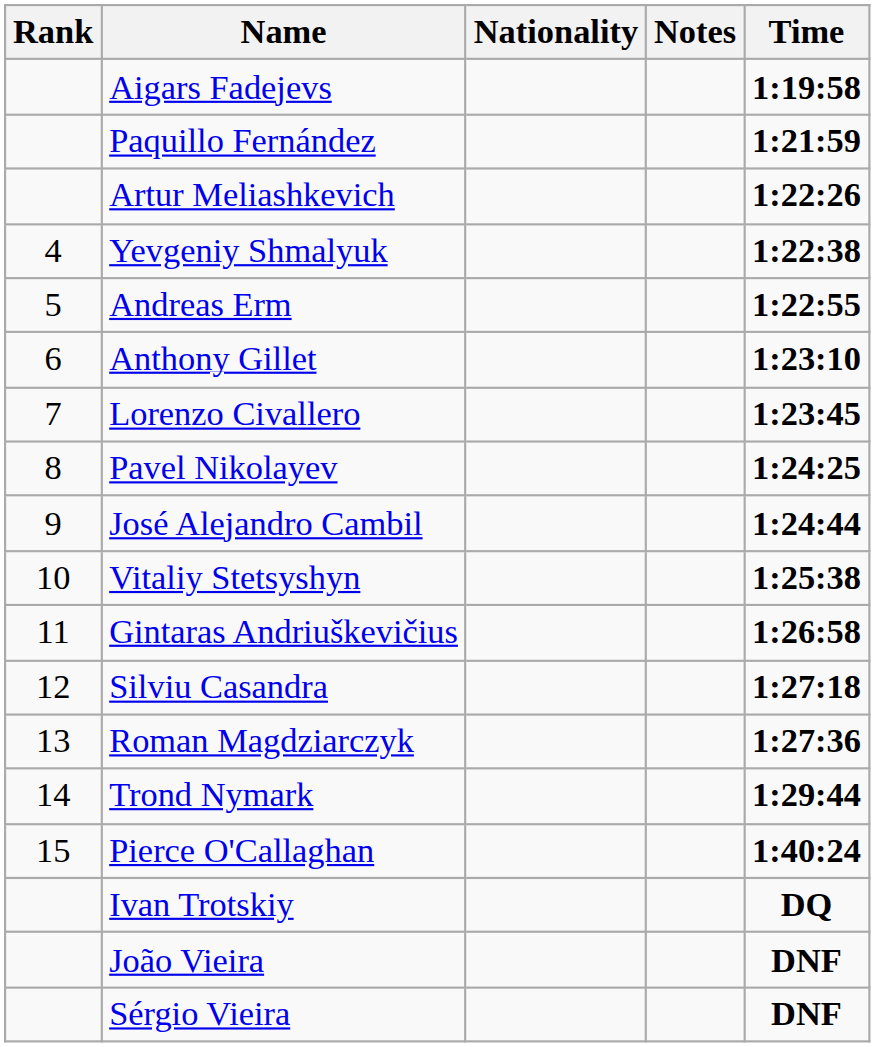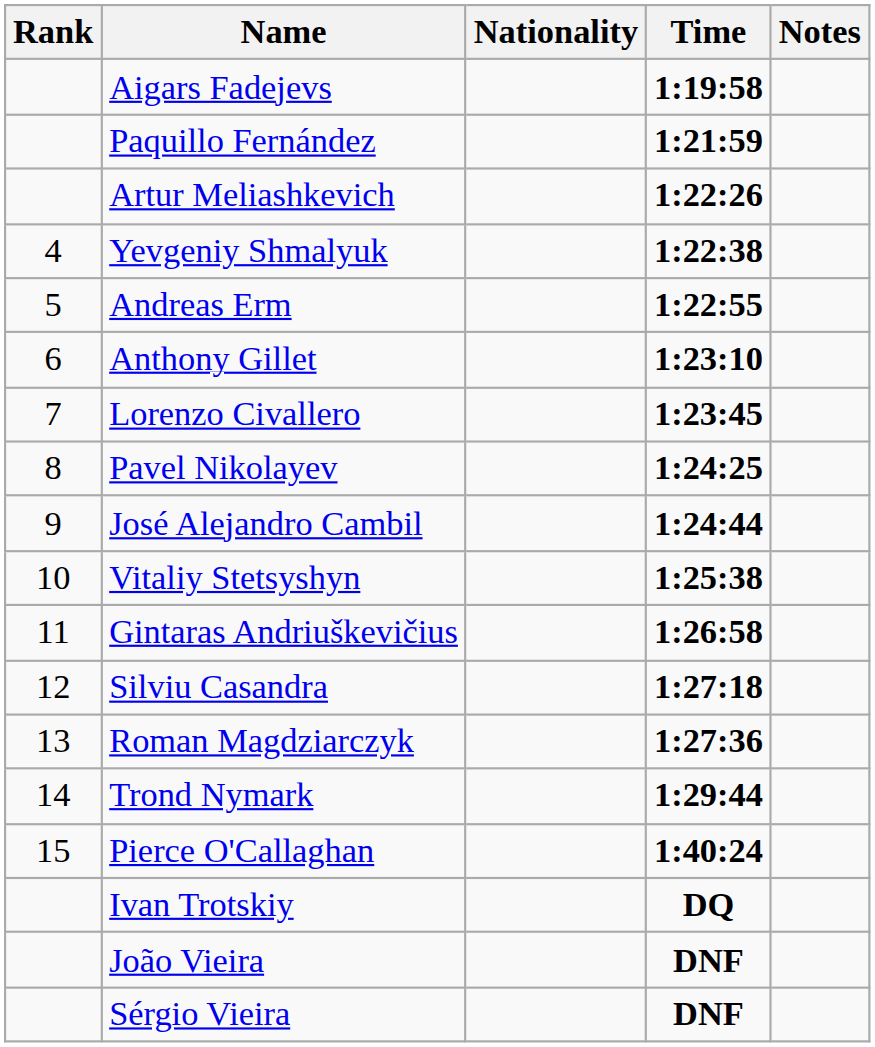columns swapped: (806, 31) <-> (695, 31)
